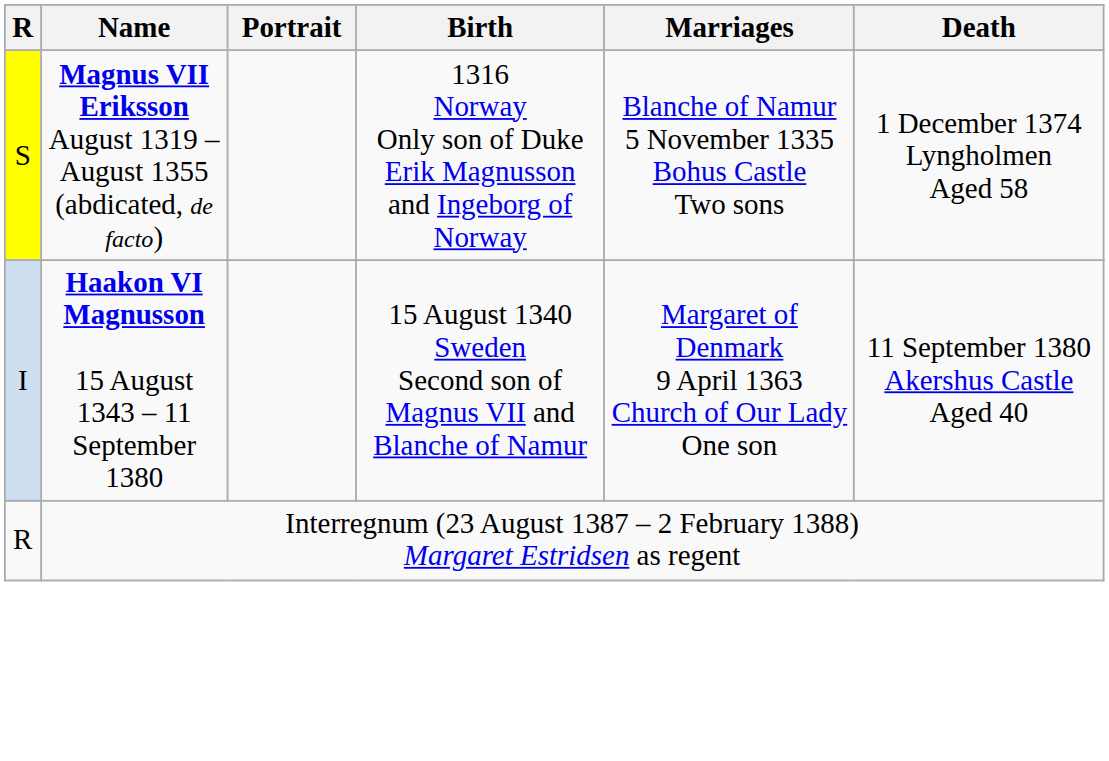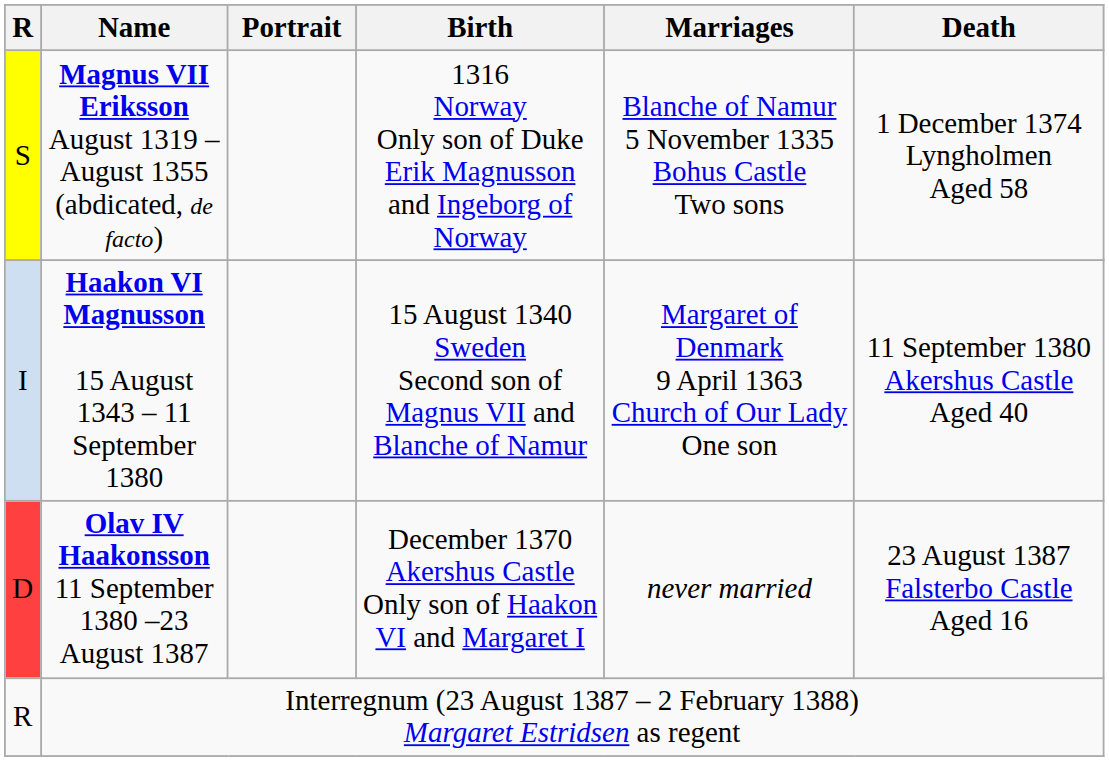+ row: (23, 588)
